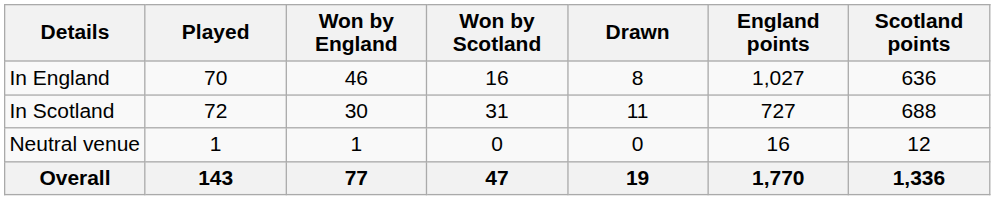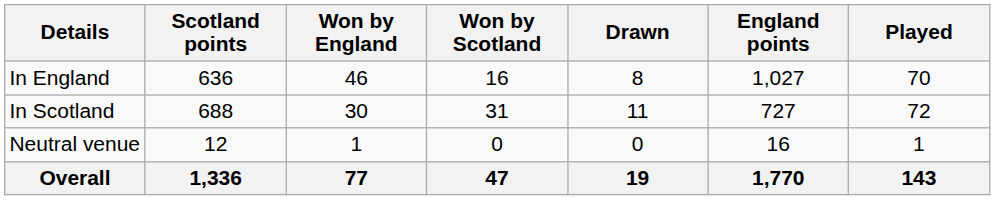columns swapped: (216, 32) <-> (919, 32)
